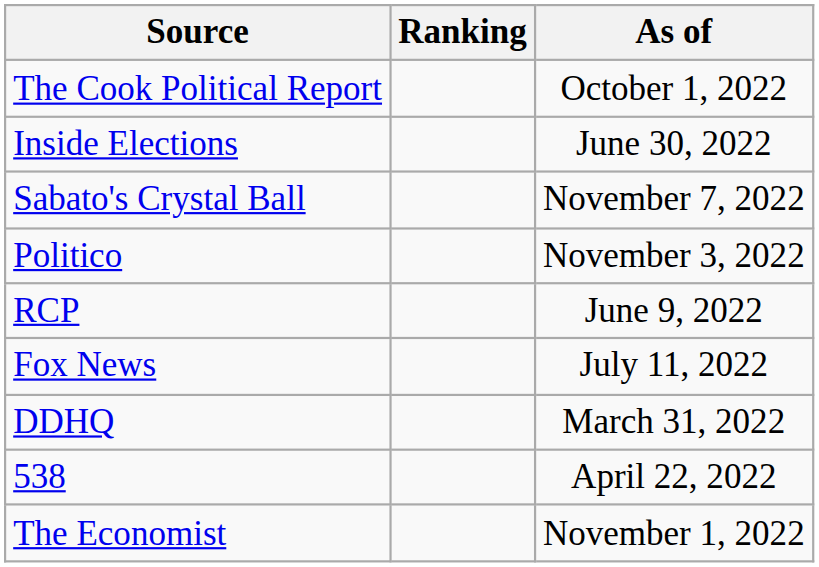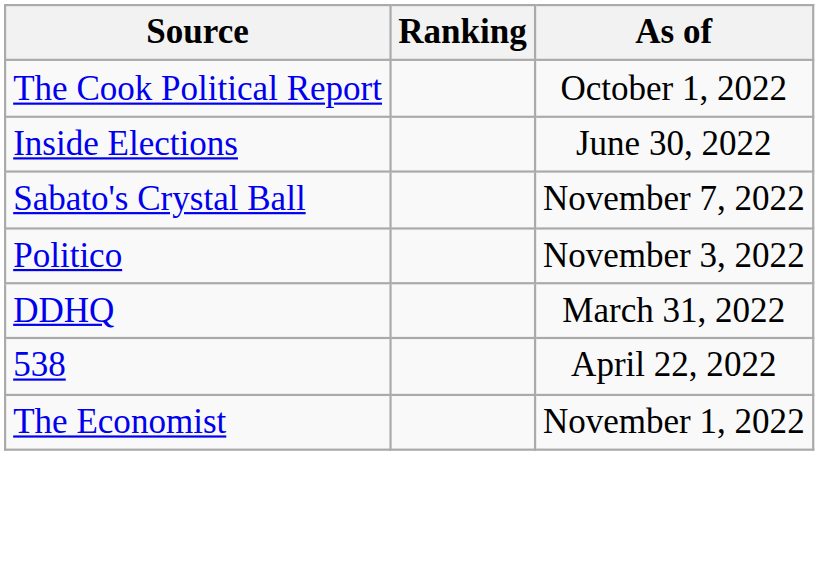- row: (46, 310)
- row: (85, 365)
